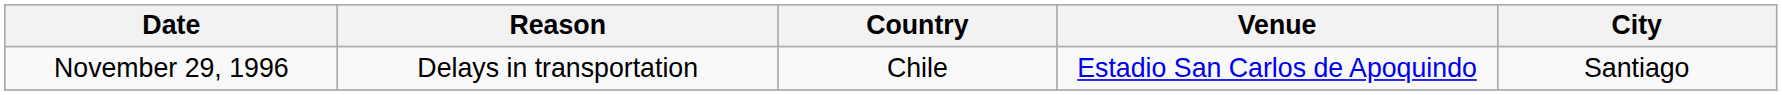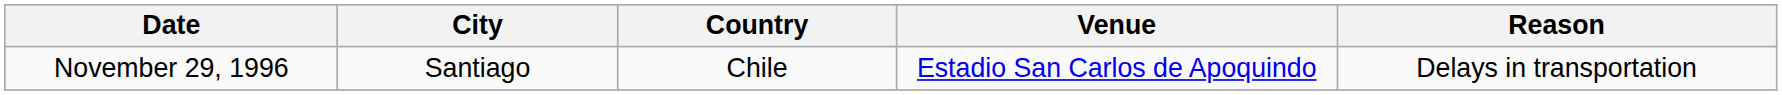columns swapped: (1637, 25) <-> (558, 25)
